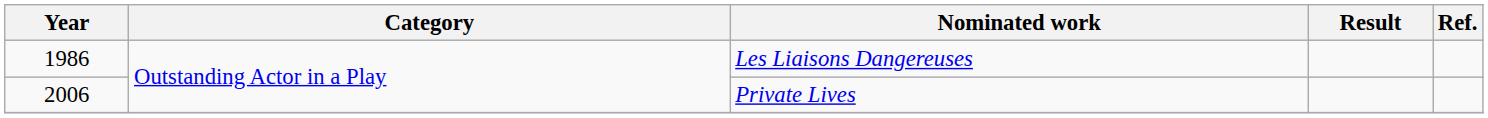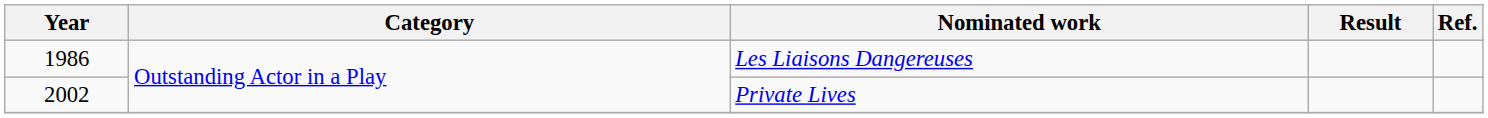(67, 94) 2006 -> (67, 94) 2002
